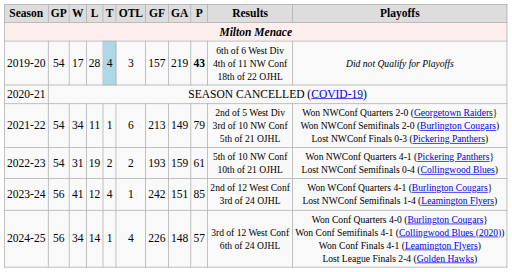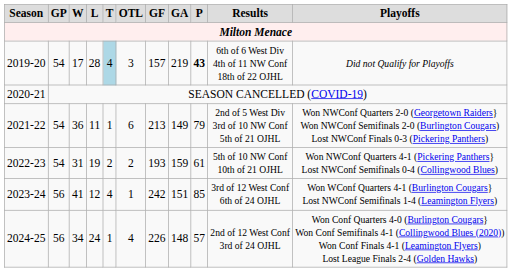(78, 125) 34 -> (78, 125) 36
(250, 195) 2nd of 12 West Conf 3rd of 24 OJHL -> (250, 195) 3rd of 12 West Conf 6th of 24 OJHL
(95, 238) 14 -> (95, 238) 24
(250, 239) 3rd of 12 West Conf 6th of 24 OJHL -> (250, 239) 2nd of 12 West Conf 3rd of 24 OJHL
